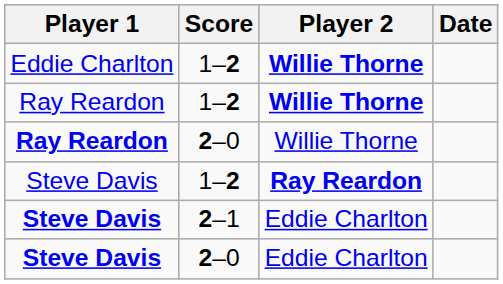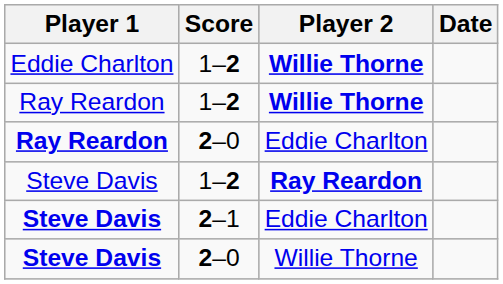(346, 141) Willie Thorne -> (346, 141) Eddie Charlton
(346, 258) Eddie Charlton -> (346, 258) Willie Thorne
